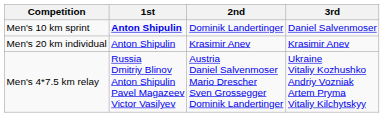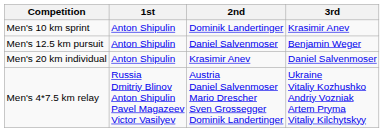(146, 28) bold -> (143, 28) normal
(332, 28) Daniel Salvenmoser -> (319, 28) Krasimir Anev
+ row: (55, 43)
(319, 43) Krasimir Anev -> (332, 59) Daniel Salvenmoser
